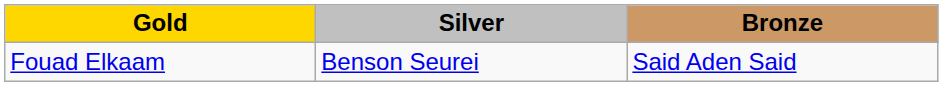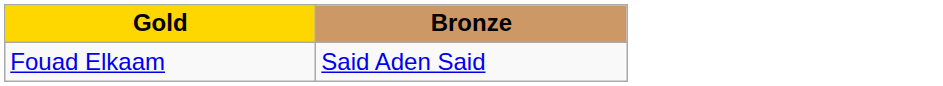- column: (471, 23)
